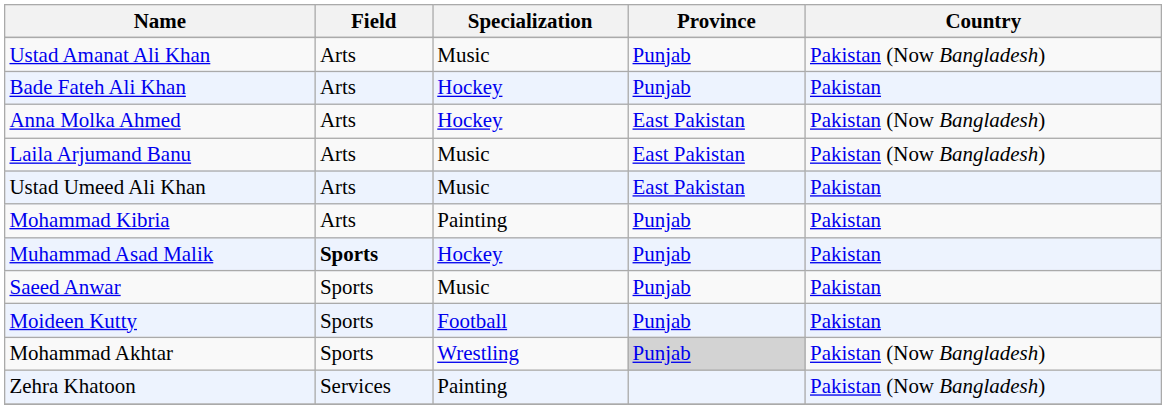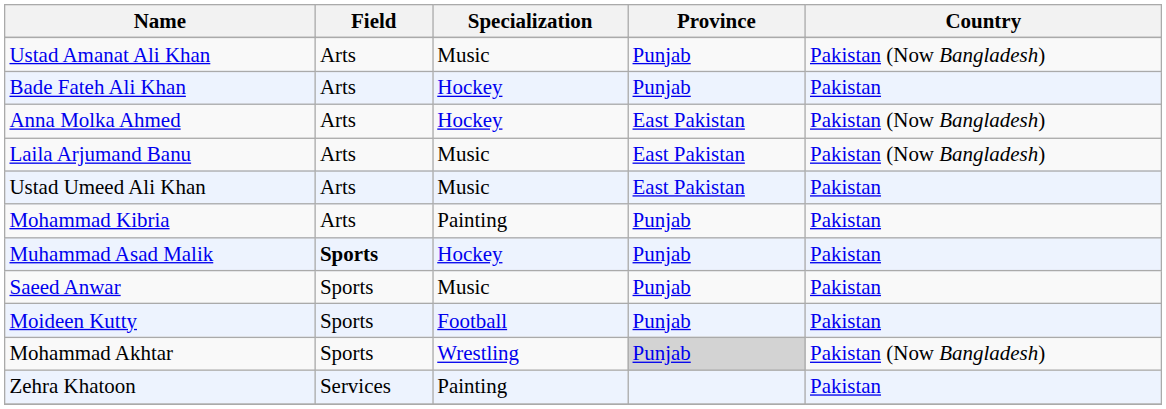(928, 386) Pakistan (Now Bangladesh) -> (846, 386) Pakistan
